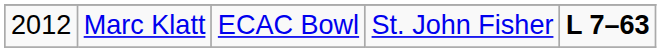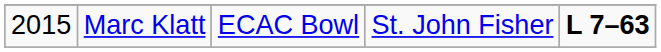(41, 25) 2012 -> (41, 25) 2015
